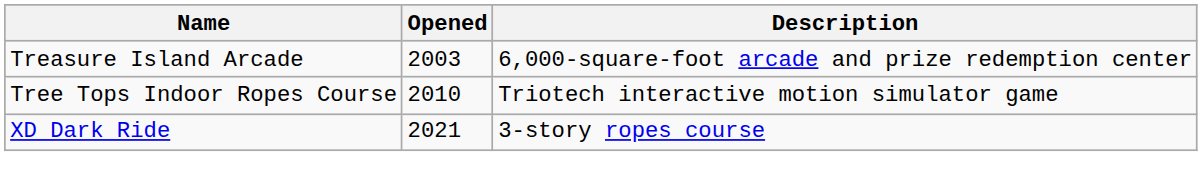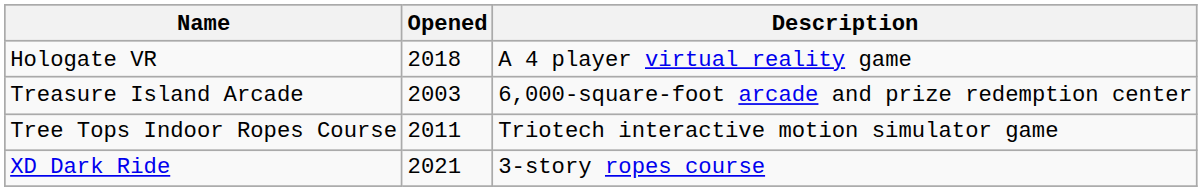+ row: (84, 59)
(434, 95) 2010 -> (434, 132) 2011
